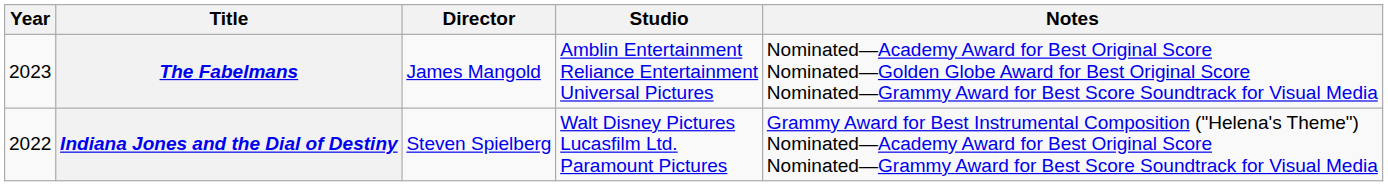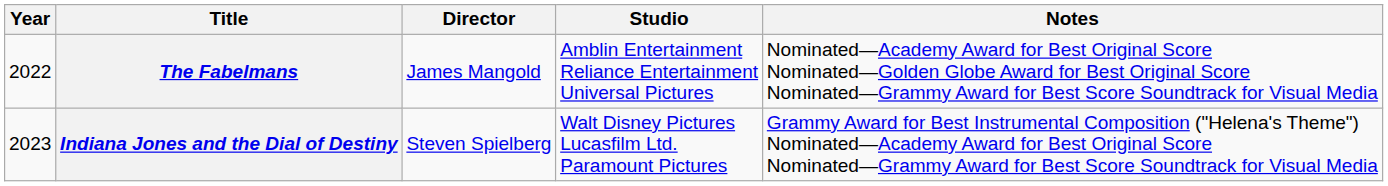(30, 71) 2023 -> (30, 71) 2022
(30, 144) 2022 -> (30, 144) 2023
